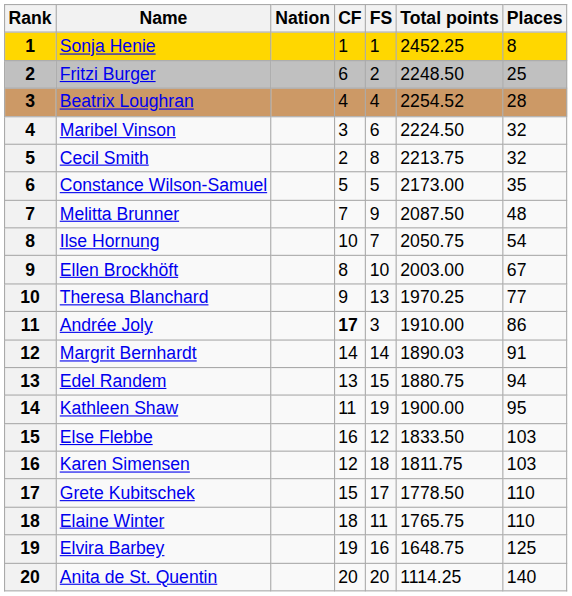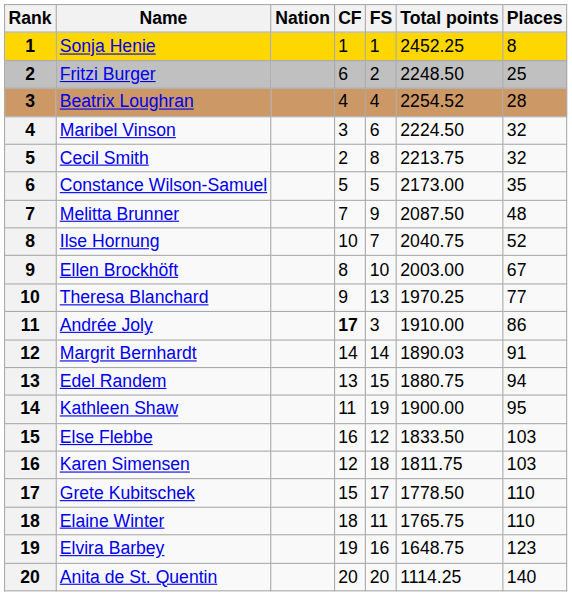(432, 241) 2050.75 -> (432, 241) 2040.75
(517, 241) 54 -> (517, 241) 52
(522, 548) 125 -> (522, 548) 123
